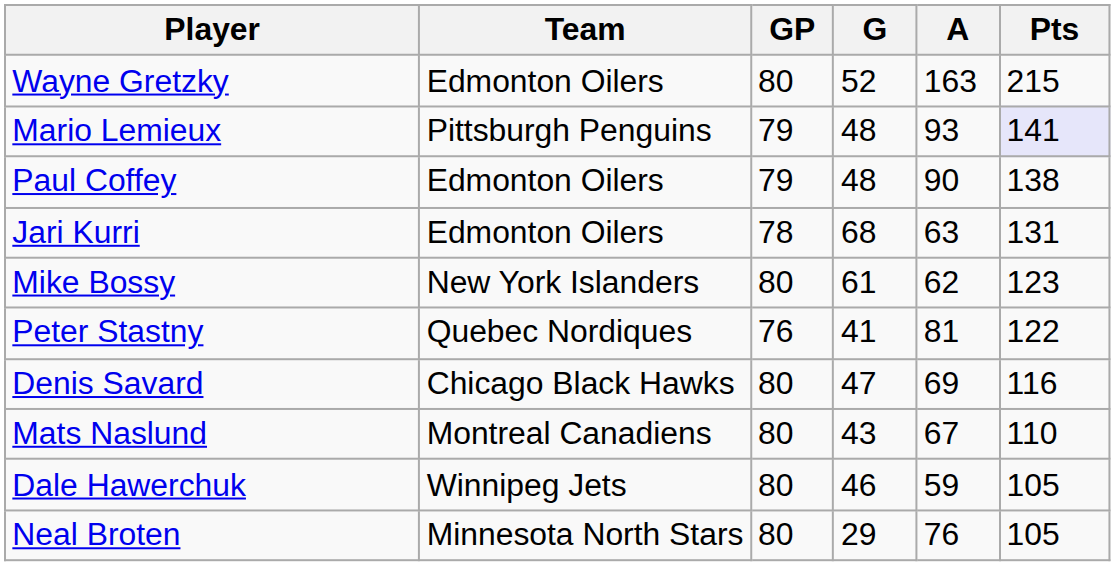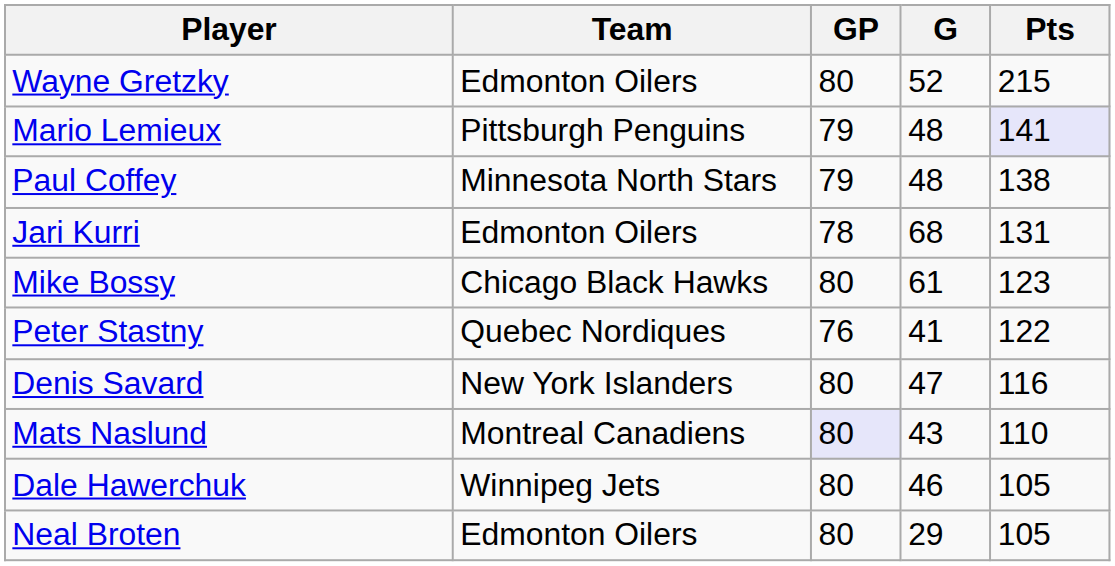- column: (958, 29)
(545, 181) Edmonton Oilers -> (619, 181) Minnesota North Stars
(563, 282) New York Islanders -> (614, 282) Chicago Black Hawks
(581, 383) Chicago Black Hawks -> (597, 383) New York Islanders
(776, 433) no background -> (836, 433) lavender background
(585, 534) Minnesota North Stars -> (579, 534) Edmonton Oilers
